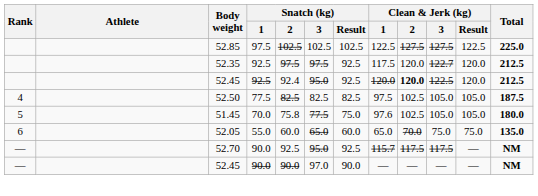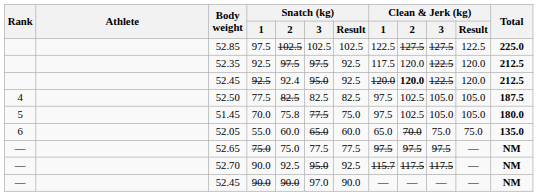(441, 64) 122.7 -> (441, 64) 122.5
(383, 115) 97.6 -> (383, 115) 97.5
+ row: (228, 149)
